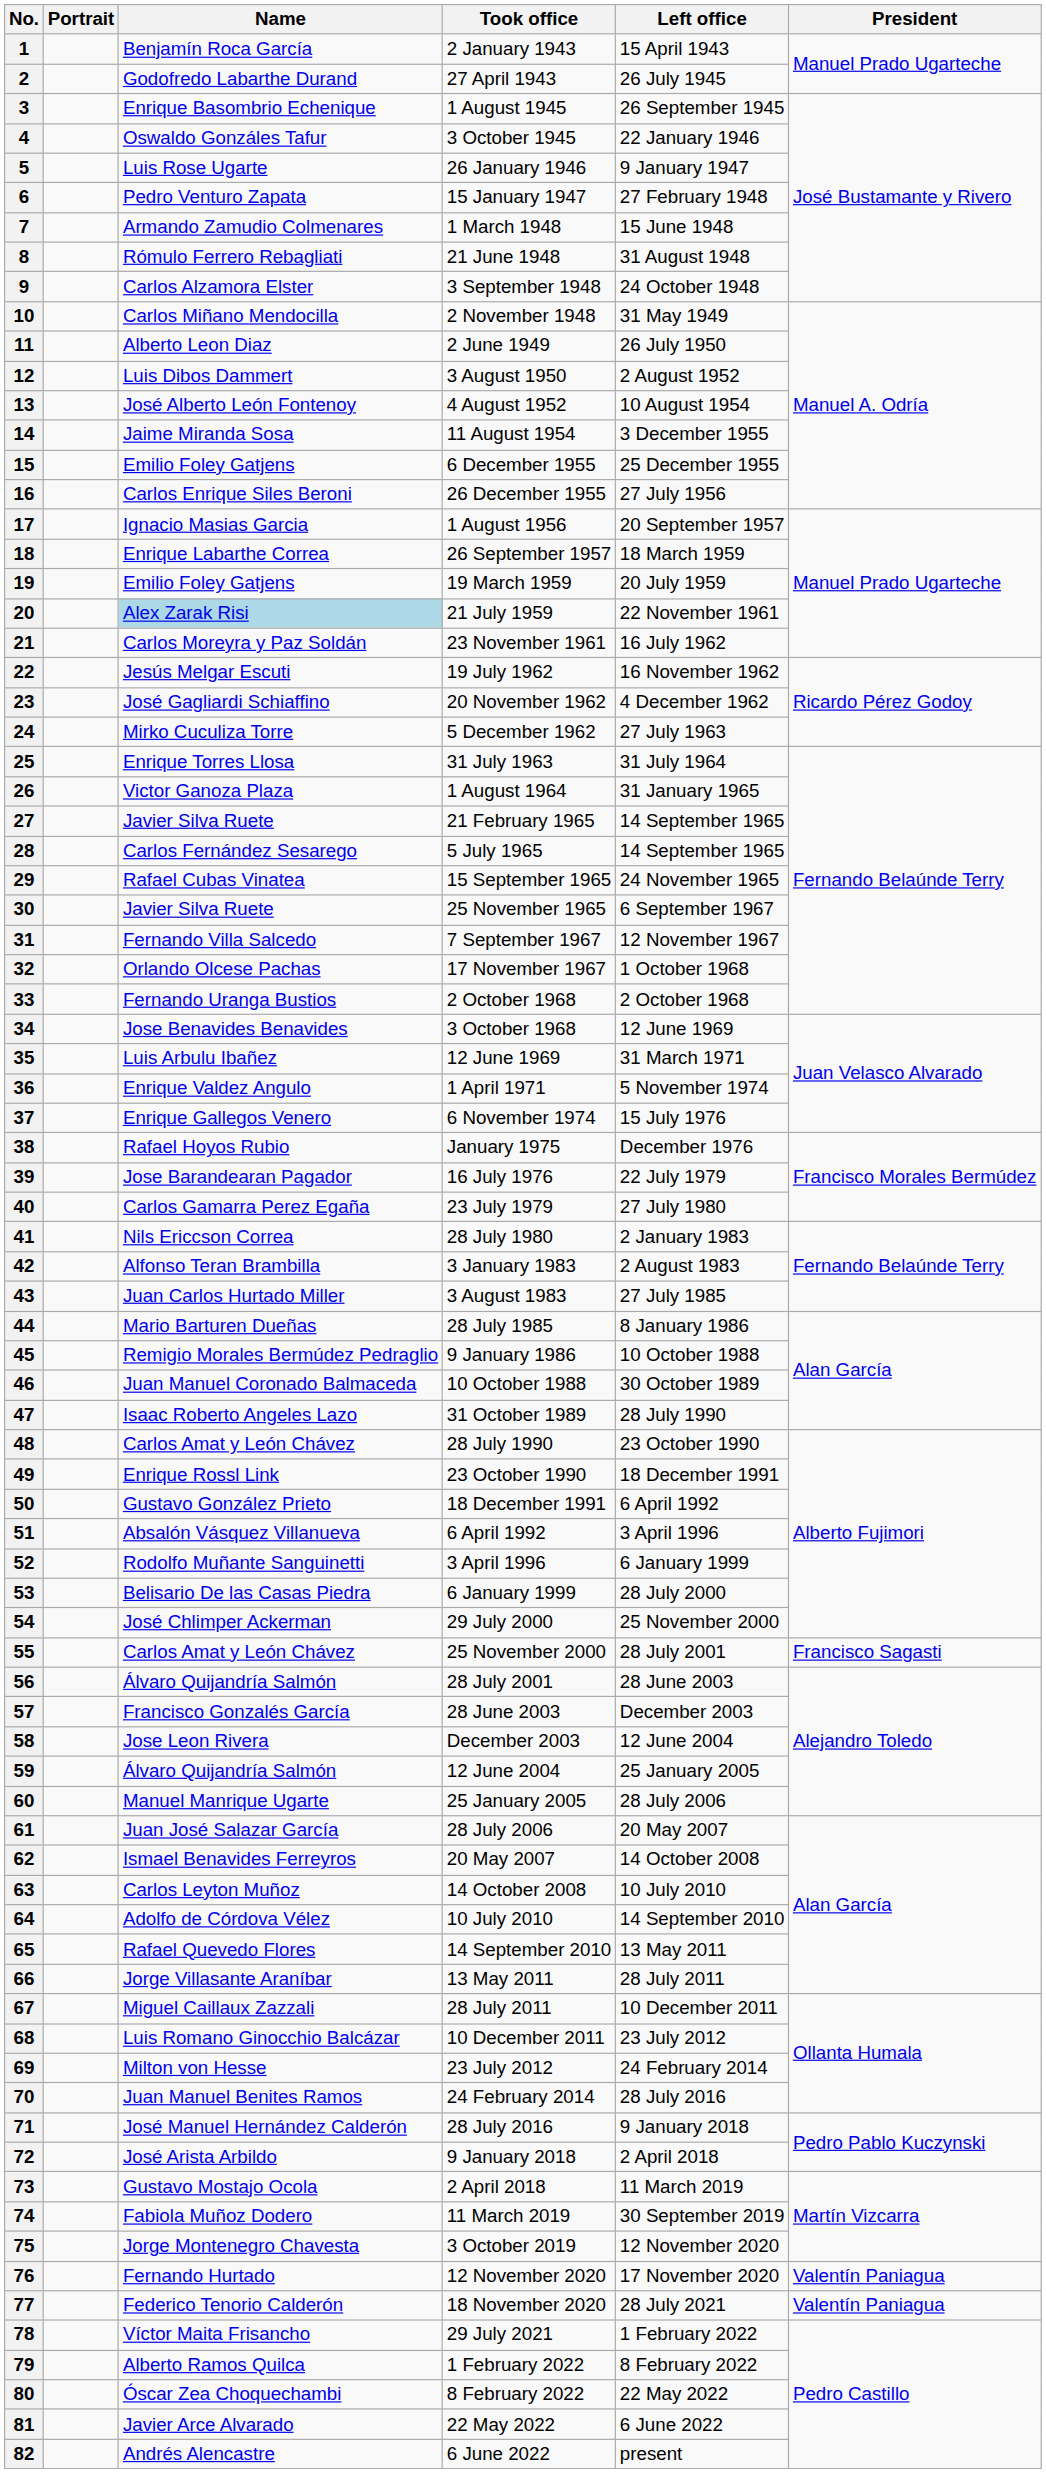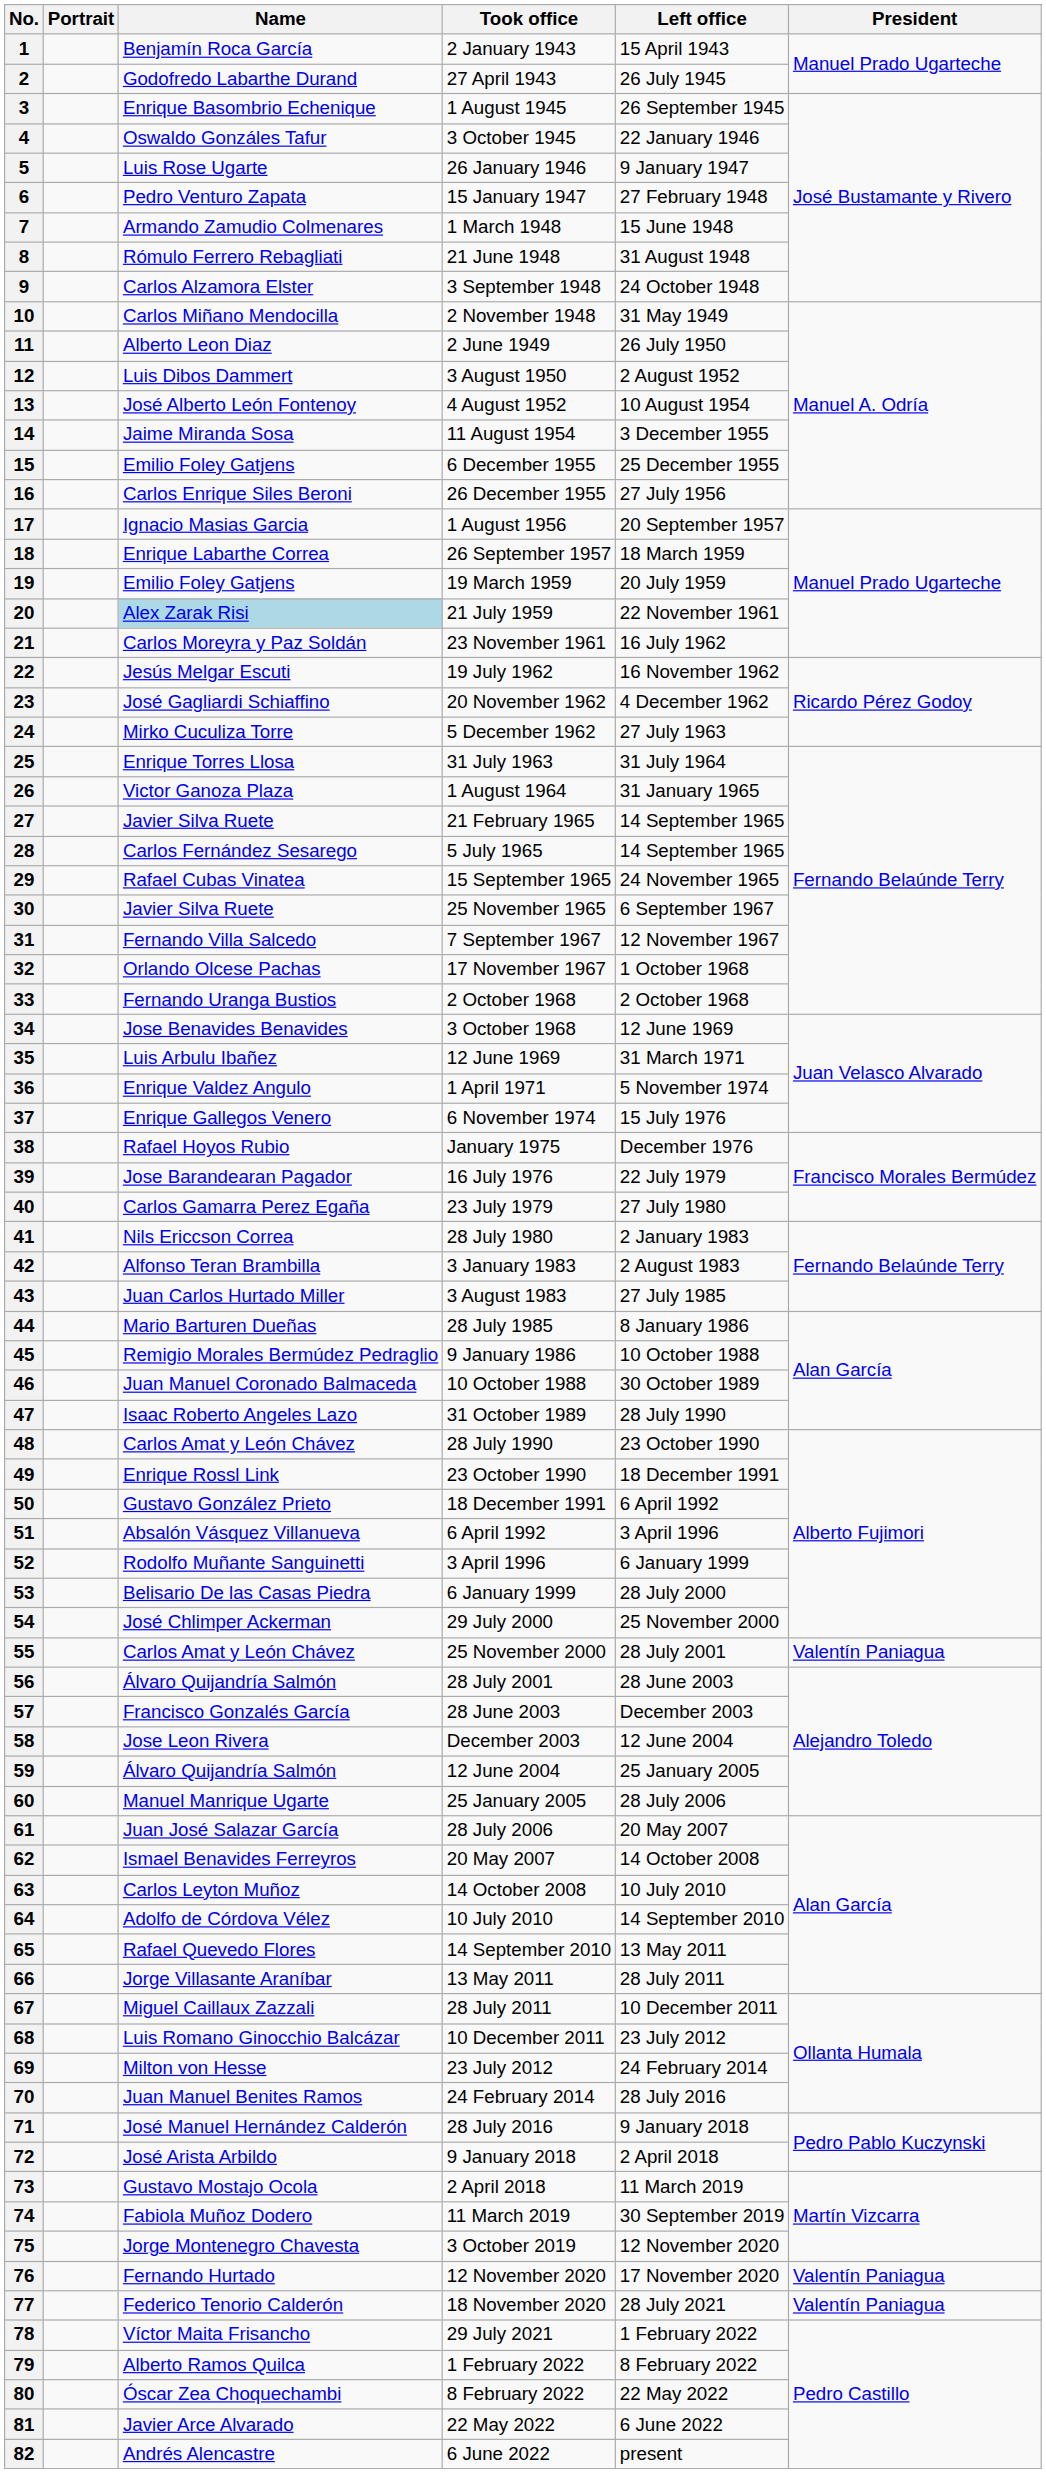(867, 1652) Francisco Sagasti -> (869, 1652) Valentín Paniagua
